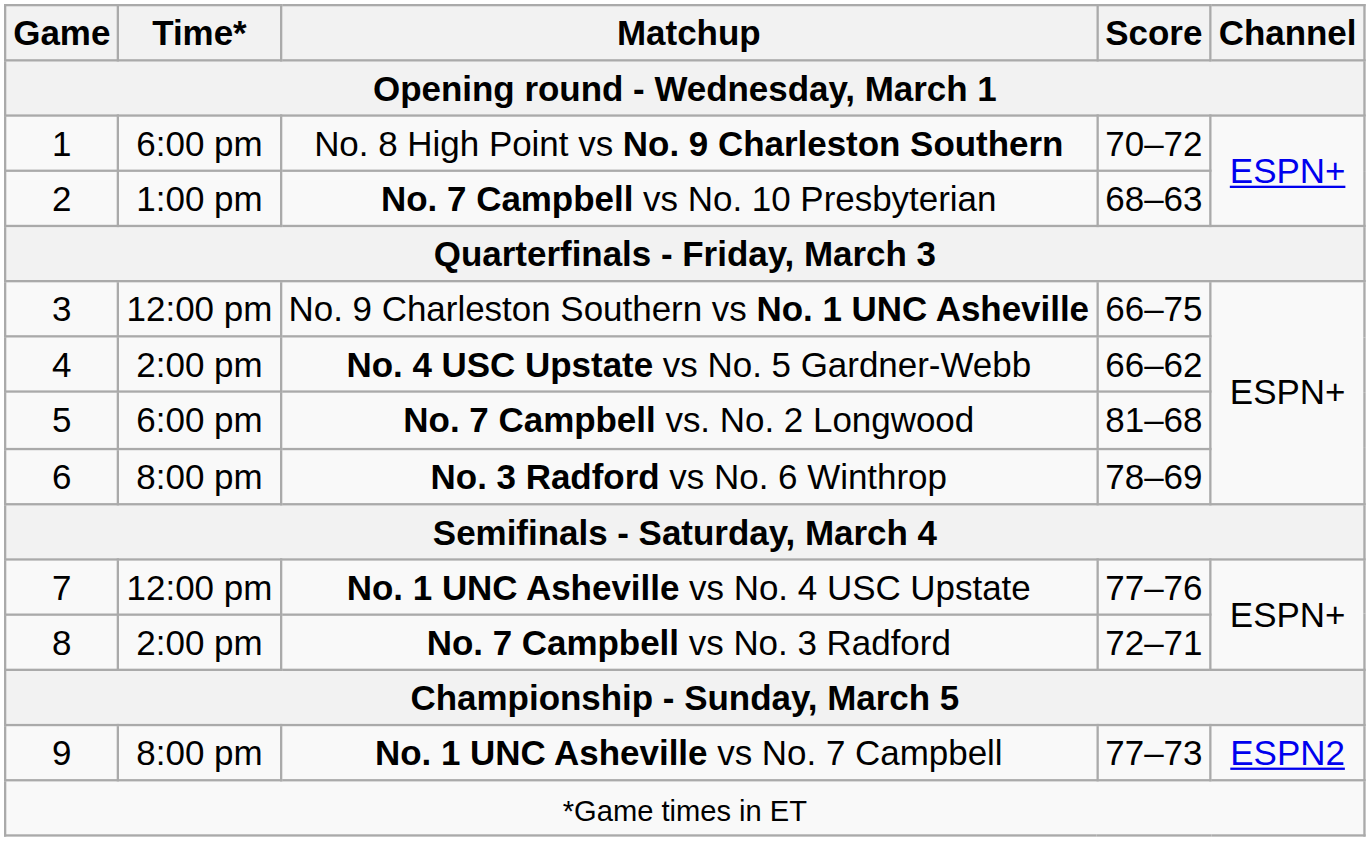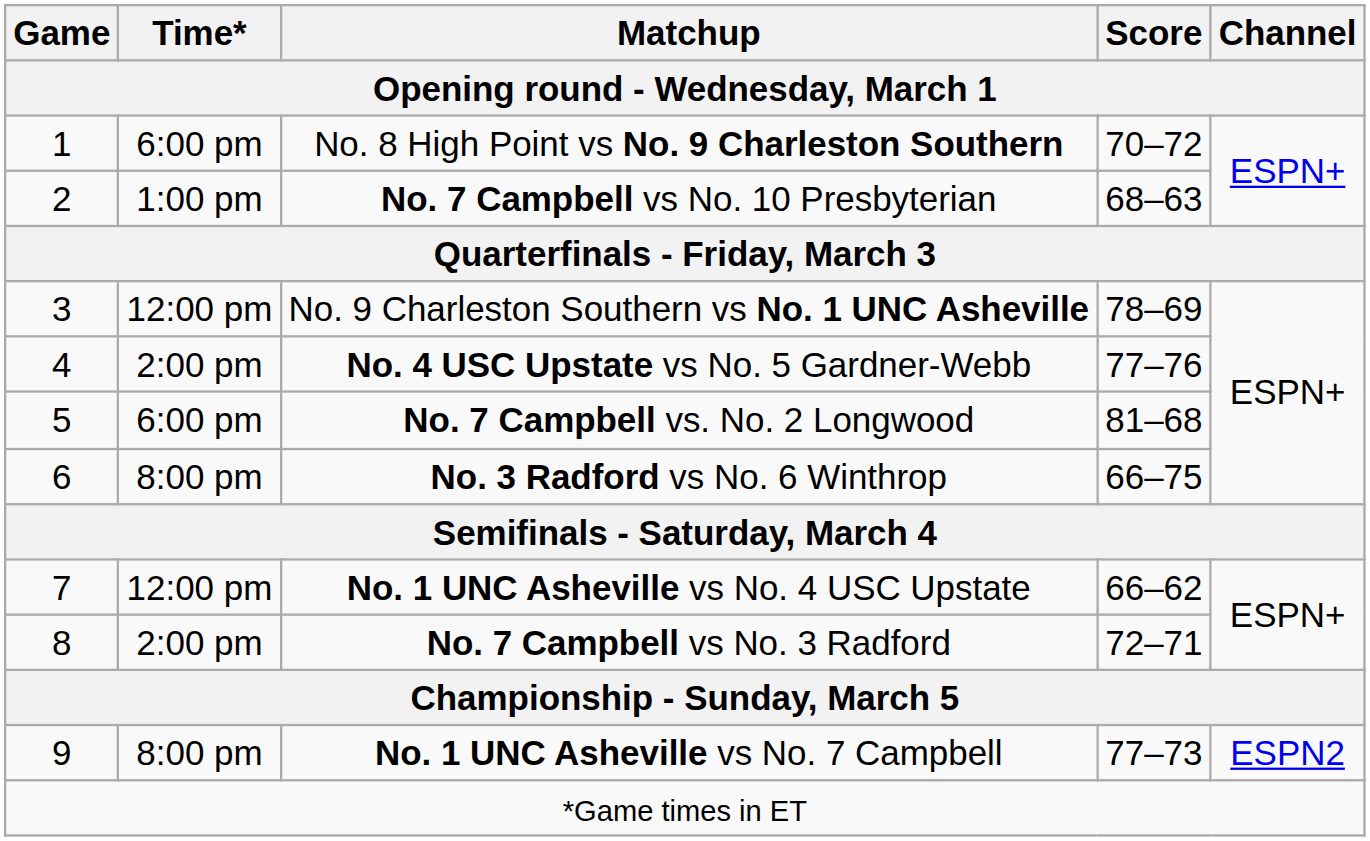(1154, 310) 66–75 -> (1154, 310) 78–69
(1154, 365) 66–62 -> (1154, 365) 77–76
(1154, 476) 78–69 -> (1154, 476) 66–75
(1154, 586) 77–76 -> (1154, 586) 66–62
